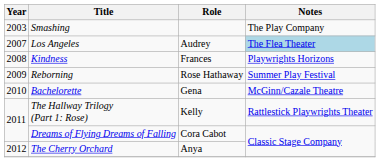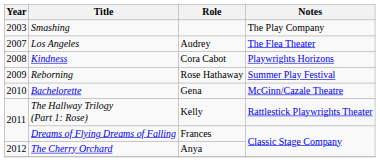(281, 43) lightblue background -> (281, 43) no background
(196, 59) Frances -> (203, 59) Cora Cabot
(203, 133) Cora Cabot -> (196, 133) Frances
